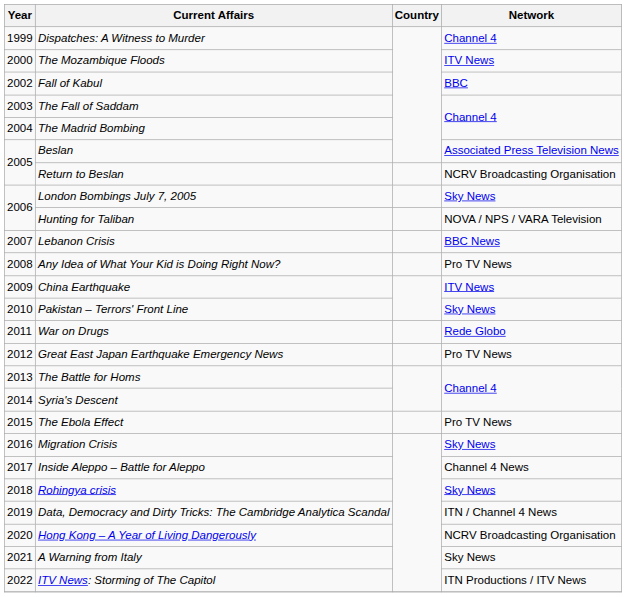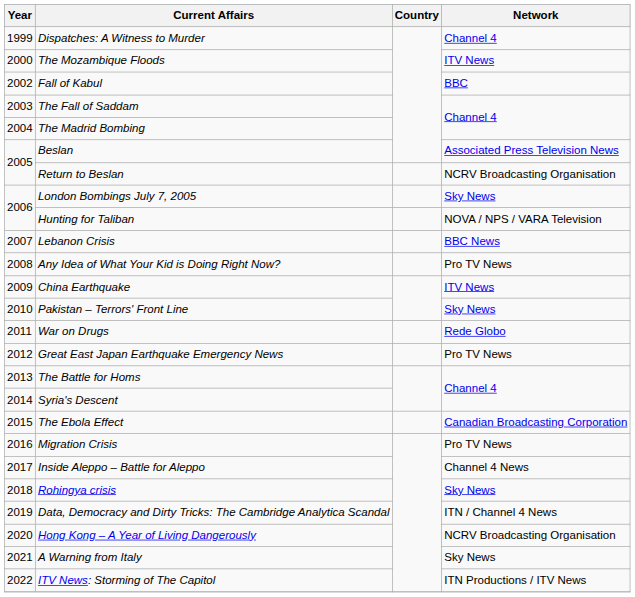(478, 422) Pro TV News -> (536, 422) Canadian Broadcasting Corporation
(470, 445) Sky News -> (478, 445) Pro TV News
